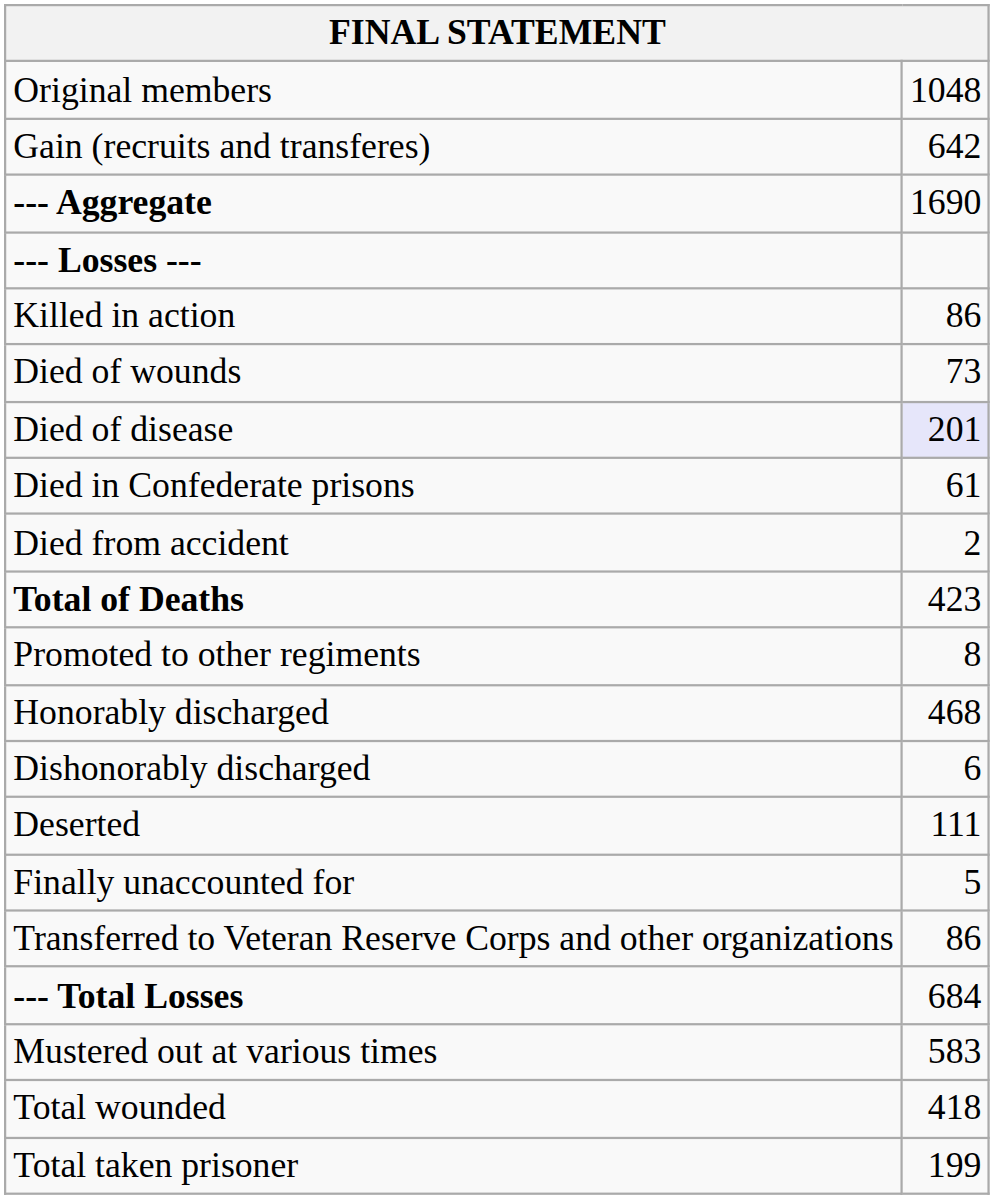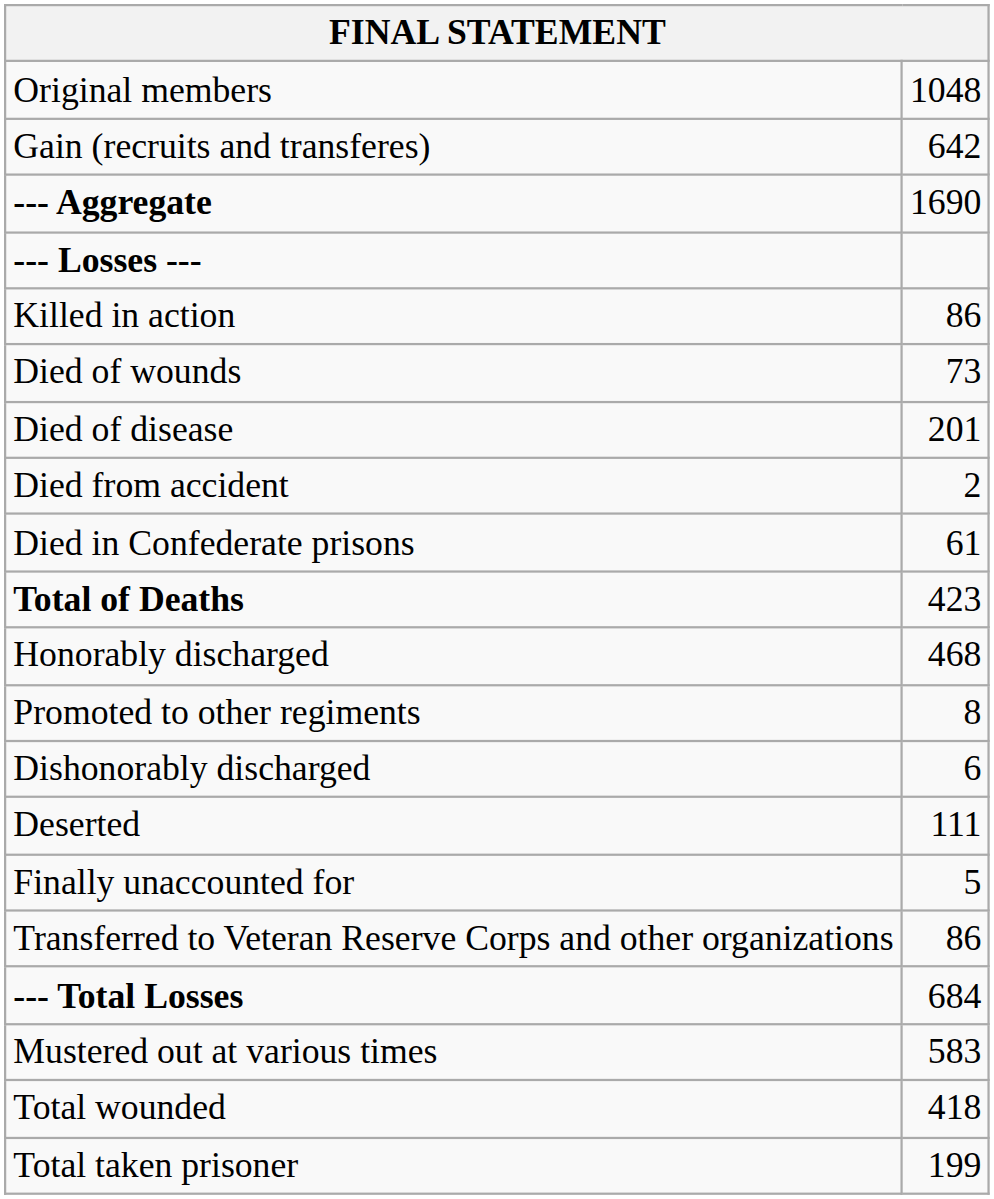(955, 428) lavender background -> (955, 428) no background
rows swapped: (214, 485) <-> (151, 542)
rows swapped: (217, 655) <-> (171, 711)
